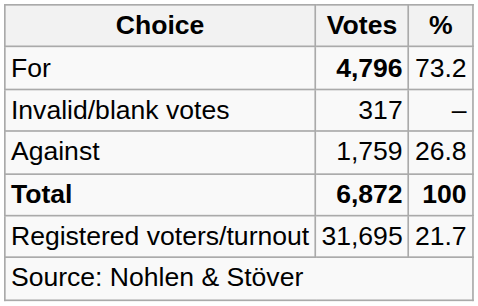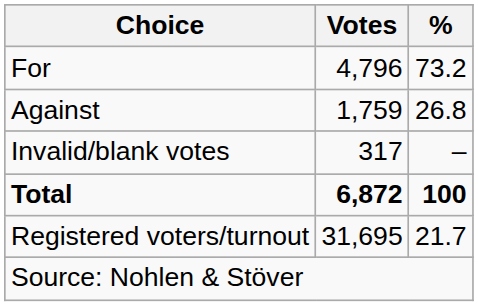(369, 67) bold -> (369, 67) normal
rows swapped: (55, 151) <-> (120, 109)
